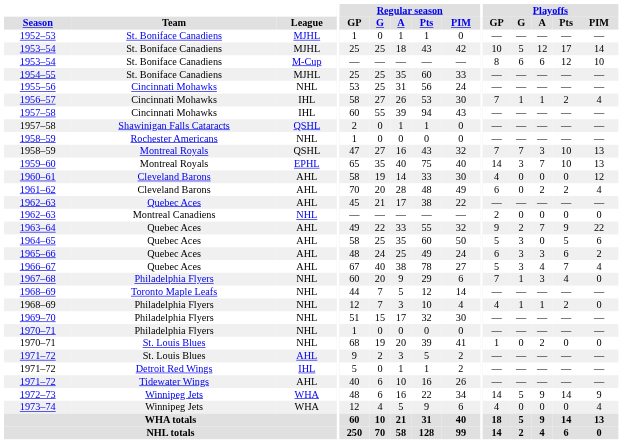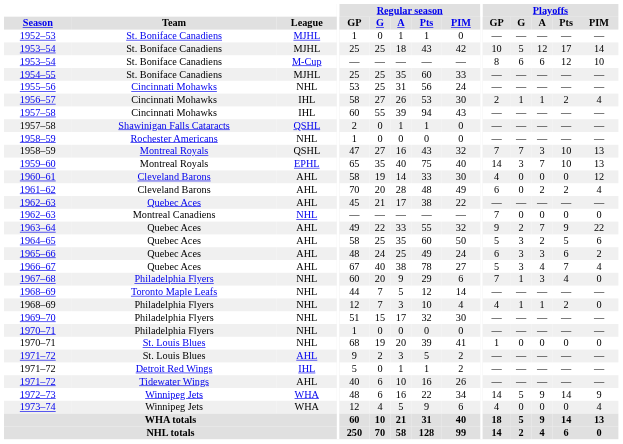(497, 100) 7 -> (497, 100) 2
(497, 215) 2 -> (497, 215) 7
(542, 240) 0 -> (542, 240) 2
(542, 343) 2 -> (542, 343) 0
